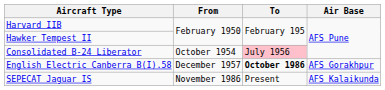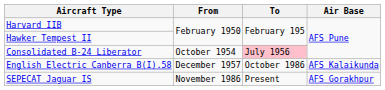(275, 65) bold -> (275, 65) normal
(341, 65) AFS Gorakhpur -> (344, 65) AFS Kalaikunda
(344, 79) AFS Kalaikunda -> (341, 79) AFS Gorakhpur
